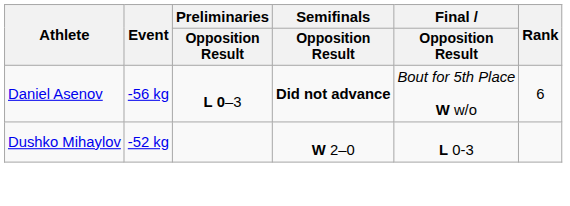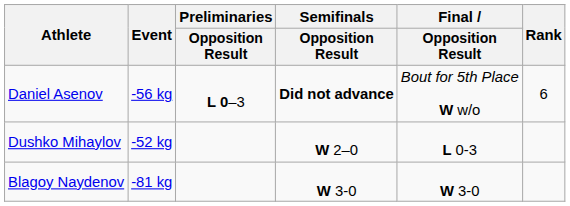+ row: (66, 182)
